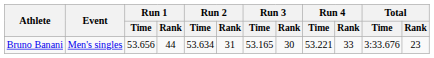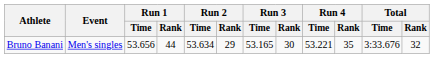(230, 45) 31 -> (230, 45) 29
(348, 45) 33 -> (348, 45) 35
(416, 45) 23 -> (416, 45) 32
